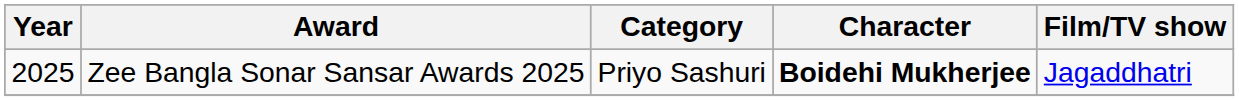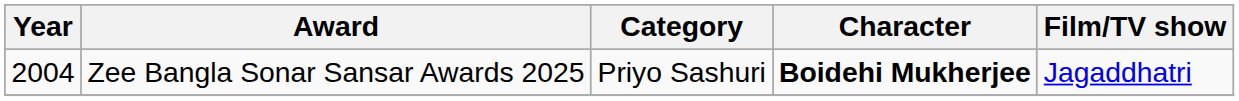(43, 71) 2025 -> (43, 71) 2004
